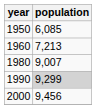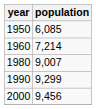(48, 46) 7,213 -> (48, 46) 7,214
(48, 79) lightgrey background -> (48, 79) no background
